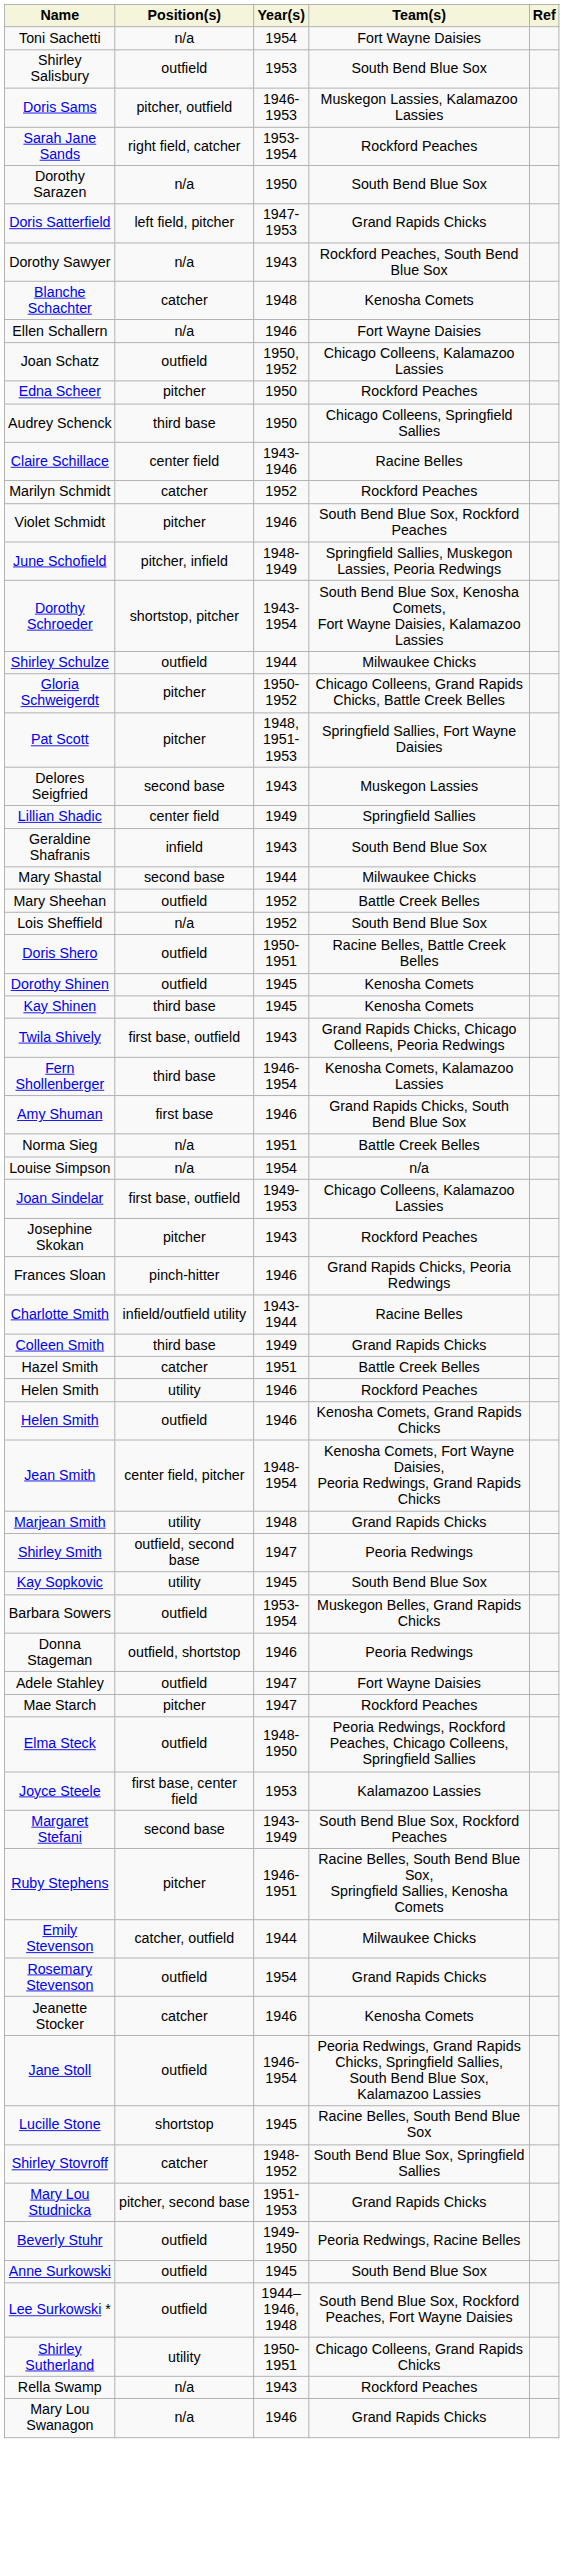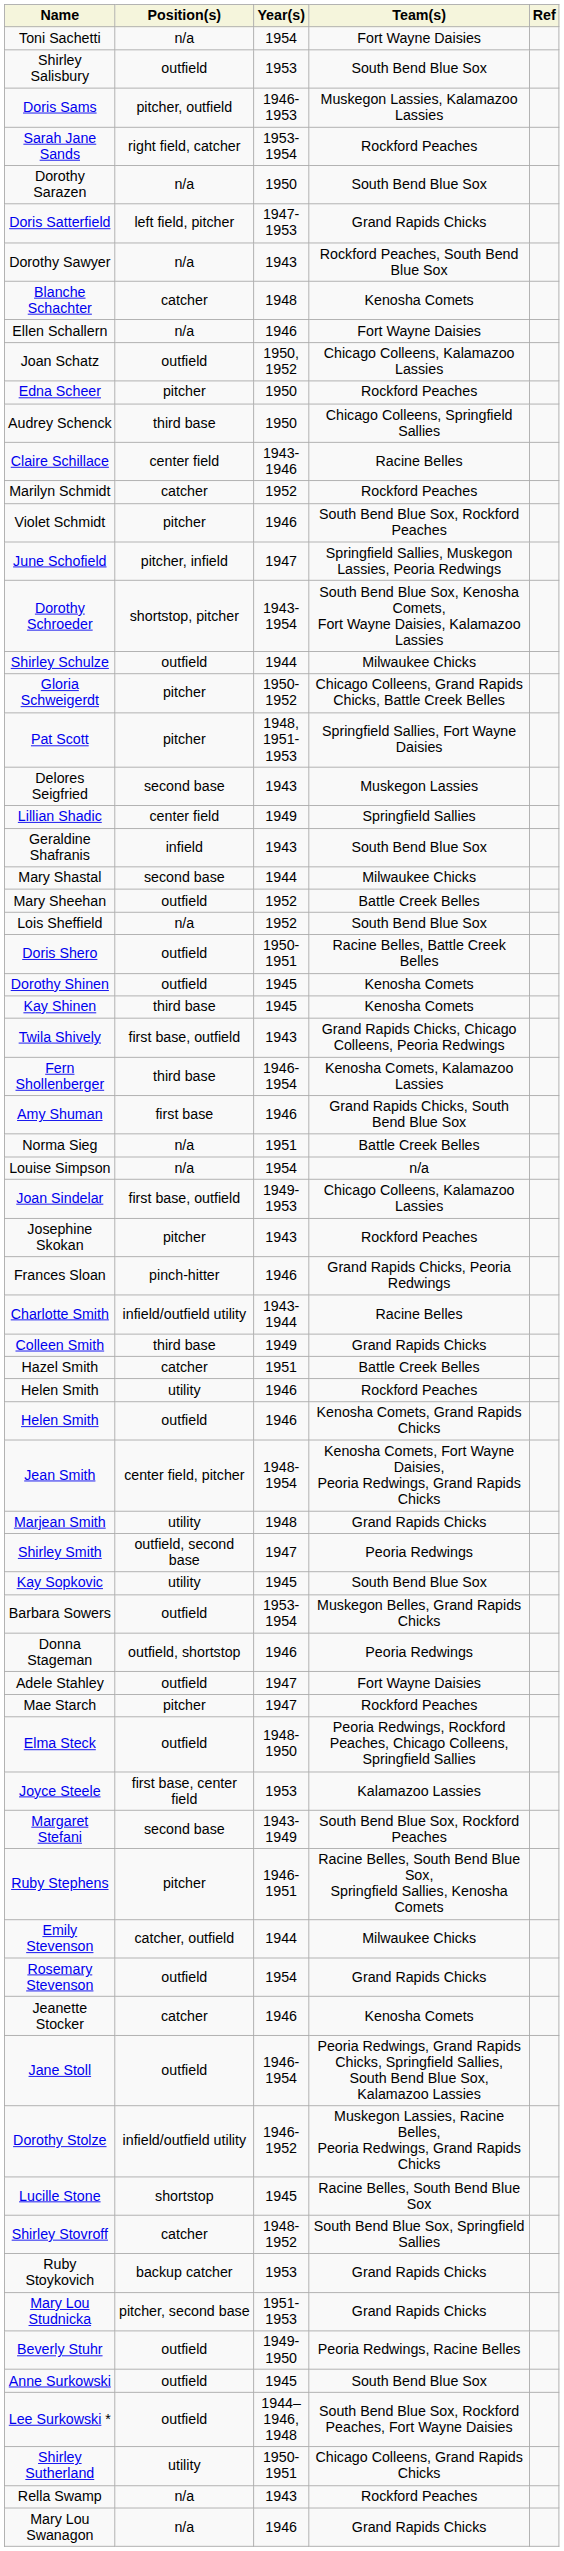(281, 561) 1948-1949 -> (281, 561) 1947
+ row: (60, 2141)
+ row: (60, 2273)
